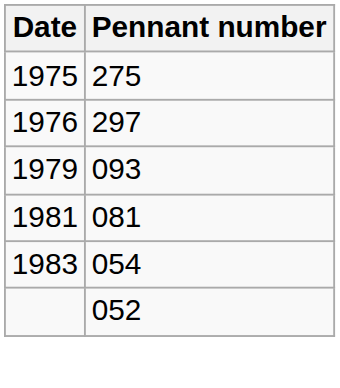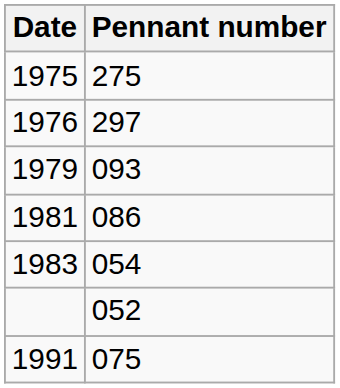(117, 216) 081 -> (117, 216) 086
+ row: (45, 358)
